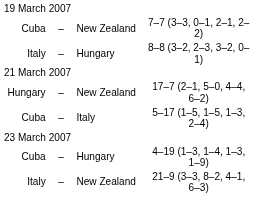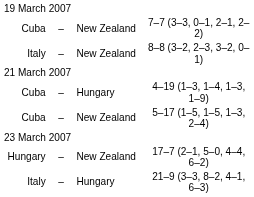(96, 53) Hungary -> (106, 53) New Zealand
rows swapped: (27, 93) <-> (34, 157)
(86, 118) Italy -> (106, 118) New Zealand
(106, 182) New Zealand -> (96, 182) Hungary
